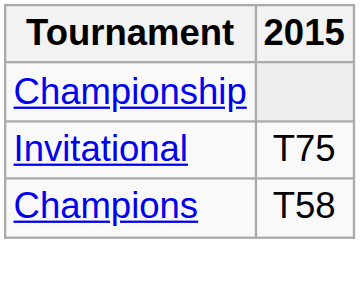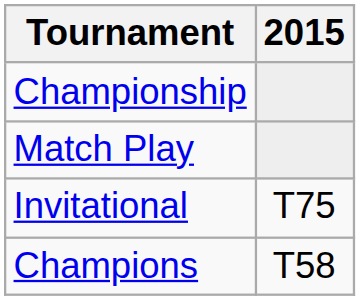+ row: (104, 149)
